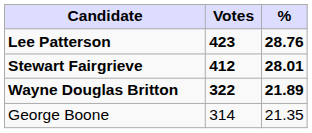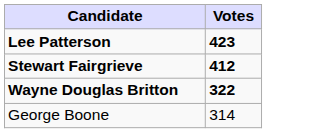- column: (284, 16)
